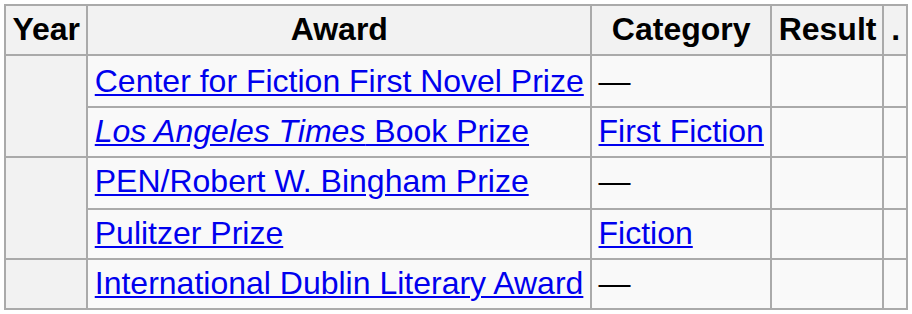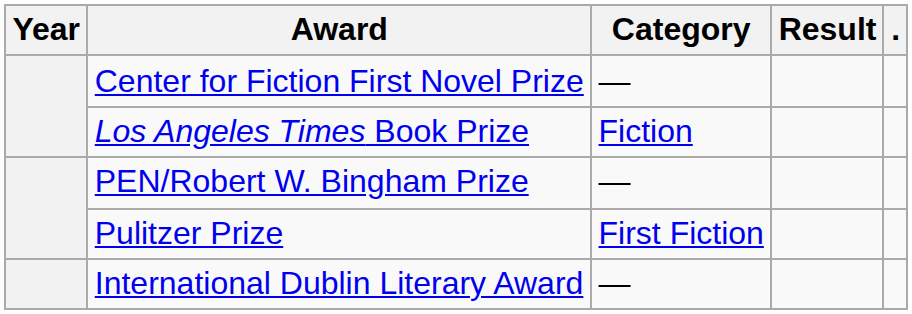(681, 131) First Fiction -> (646, 131) Fiction
(646, 232) Fiction -> (681, 232) First Fiction
